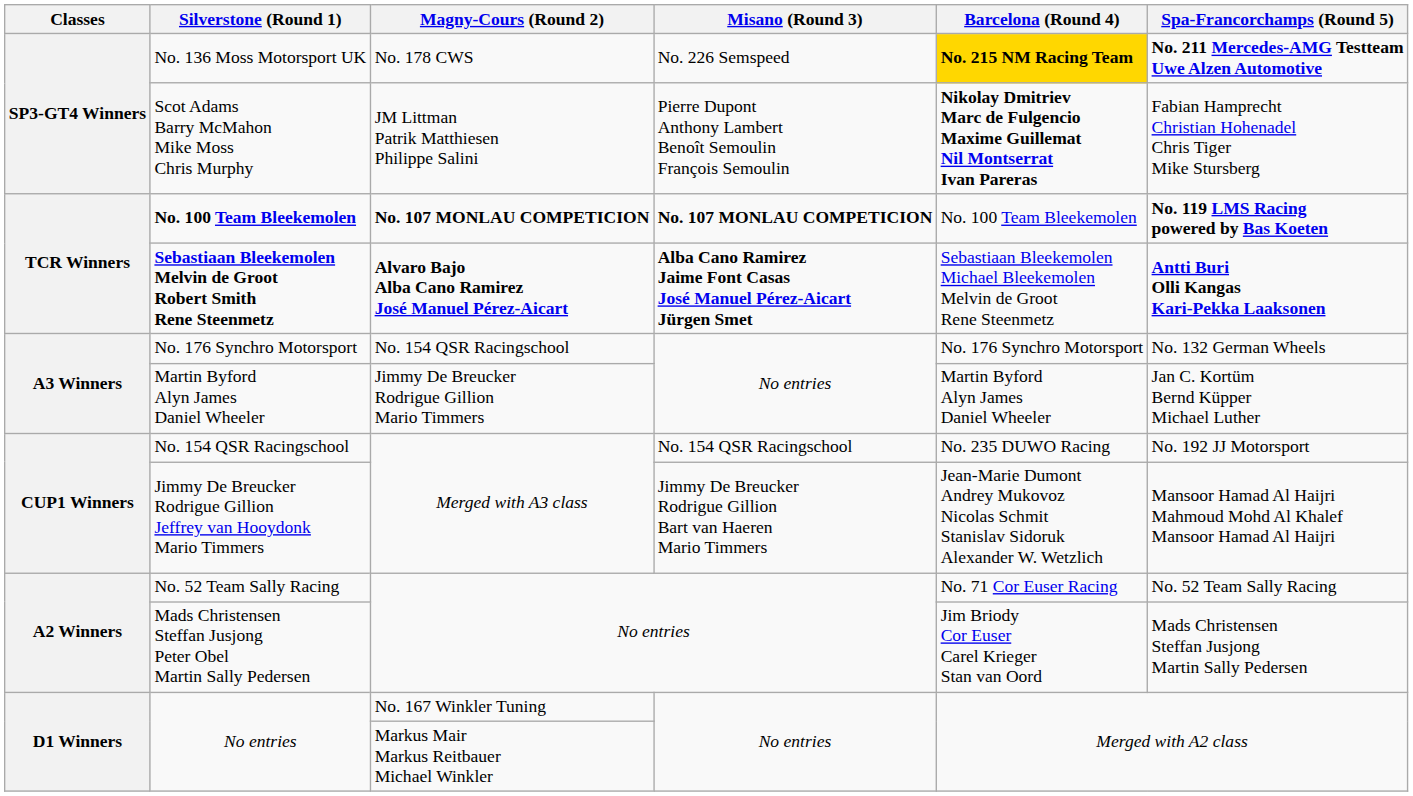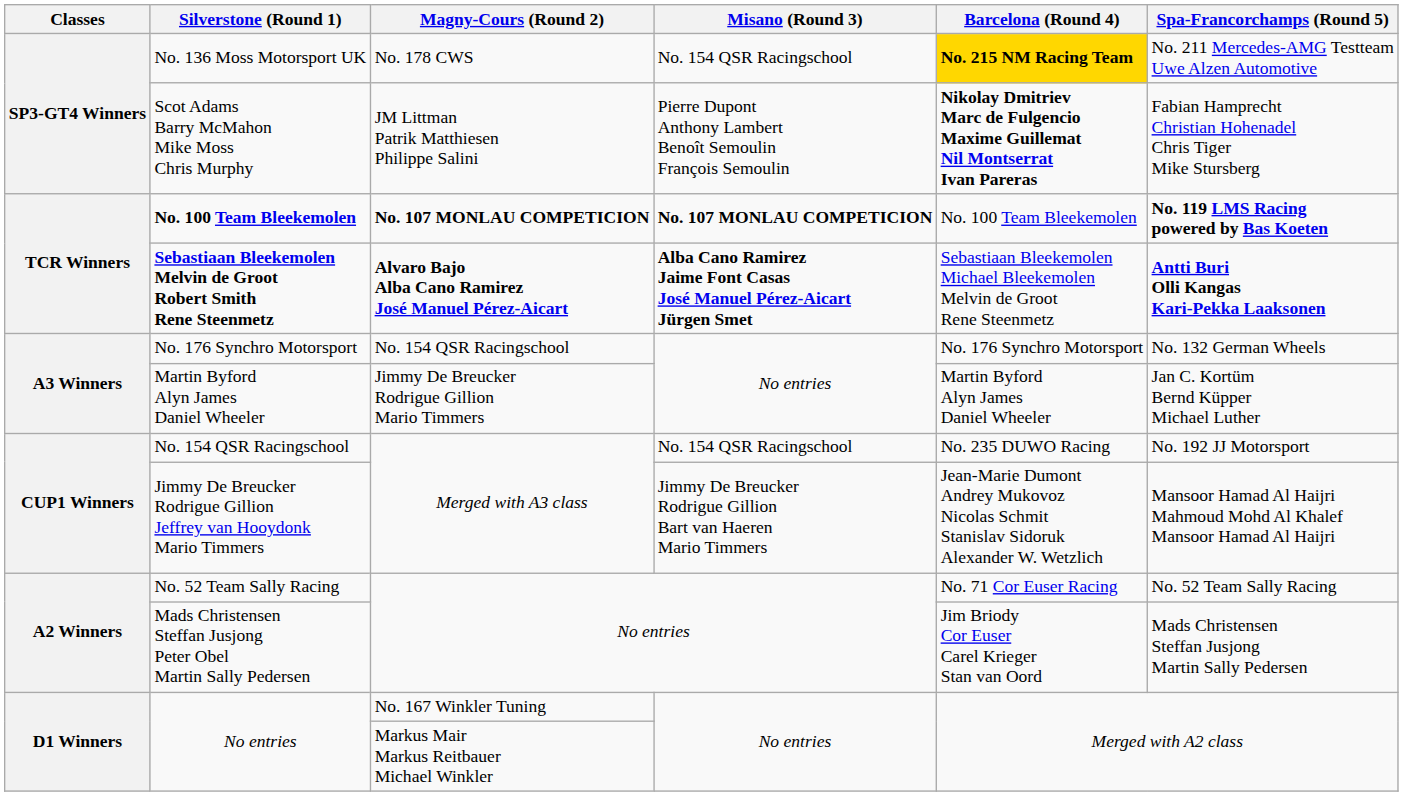(724, 57) No. 226 Semspeed -> (755, 57) No. 154 QSR Racingschool
(1278, 57) bold -> (1273, 57) normal
